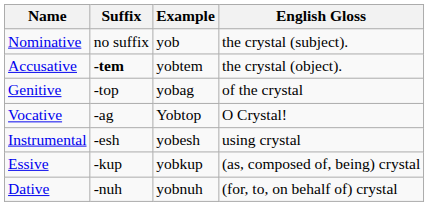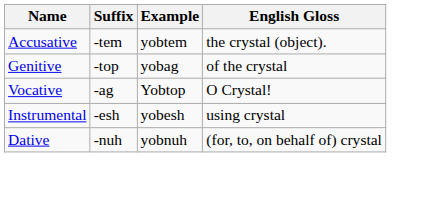- row: (45, 41)
(109, 66) bold -> (108, 41) normal
- row: (28, 164)
